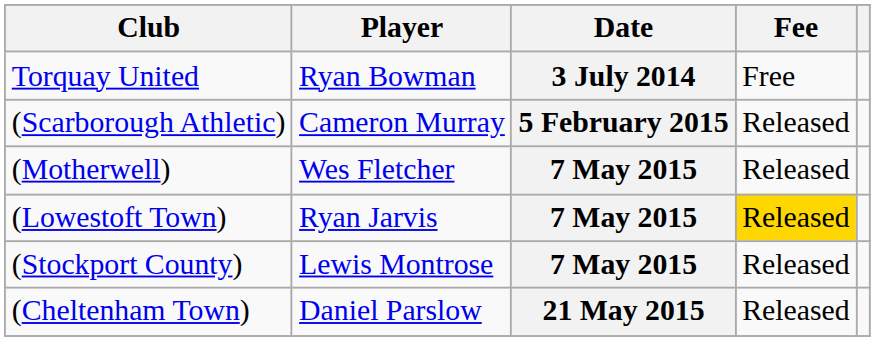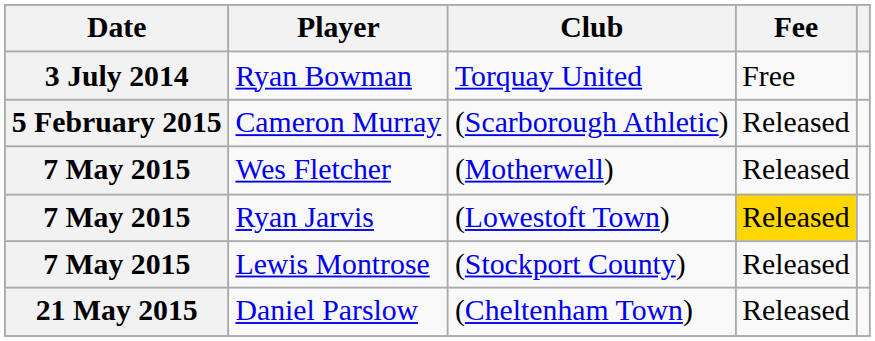columns swapped: (624, 28) <-> (149, 28)
